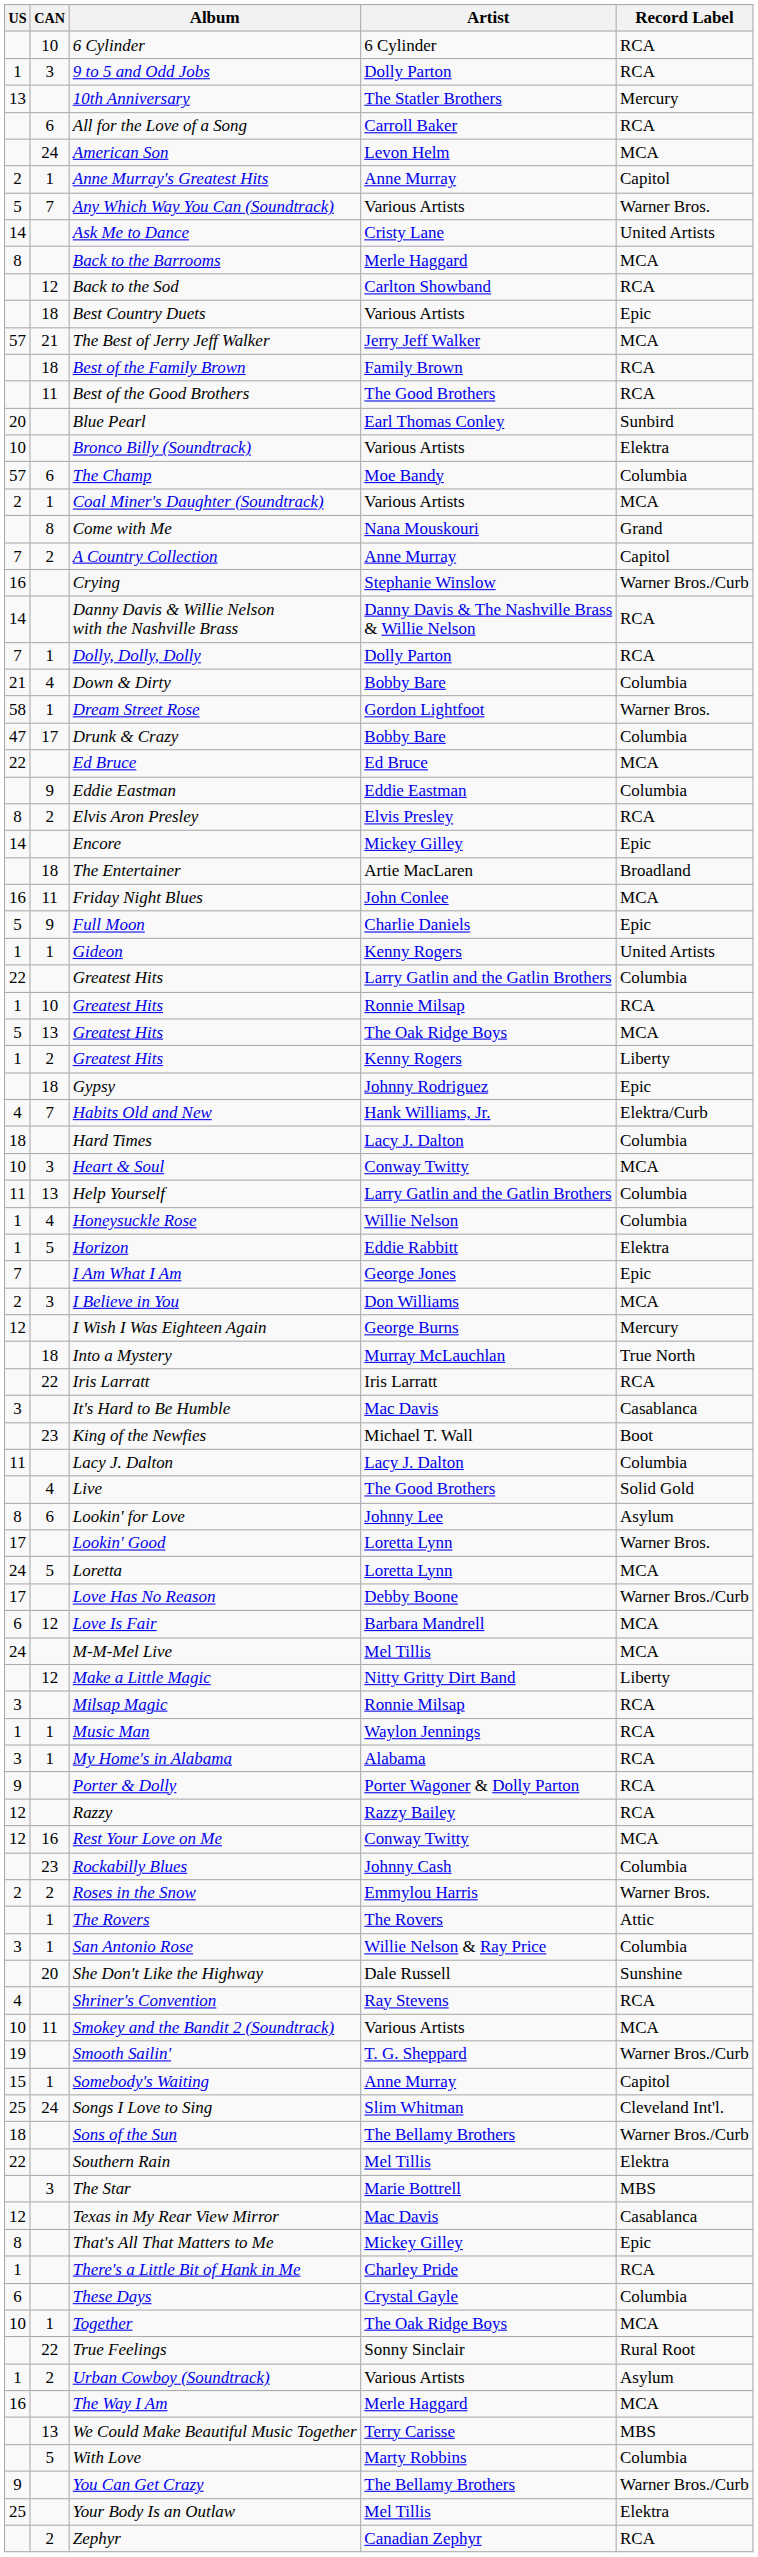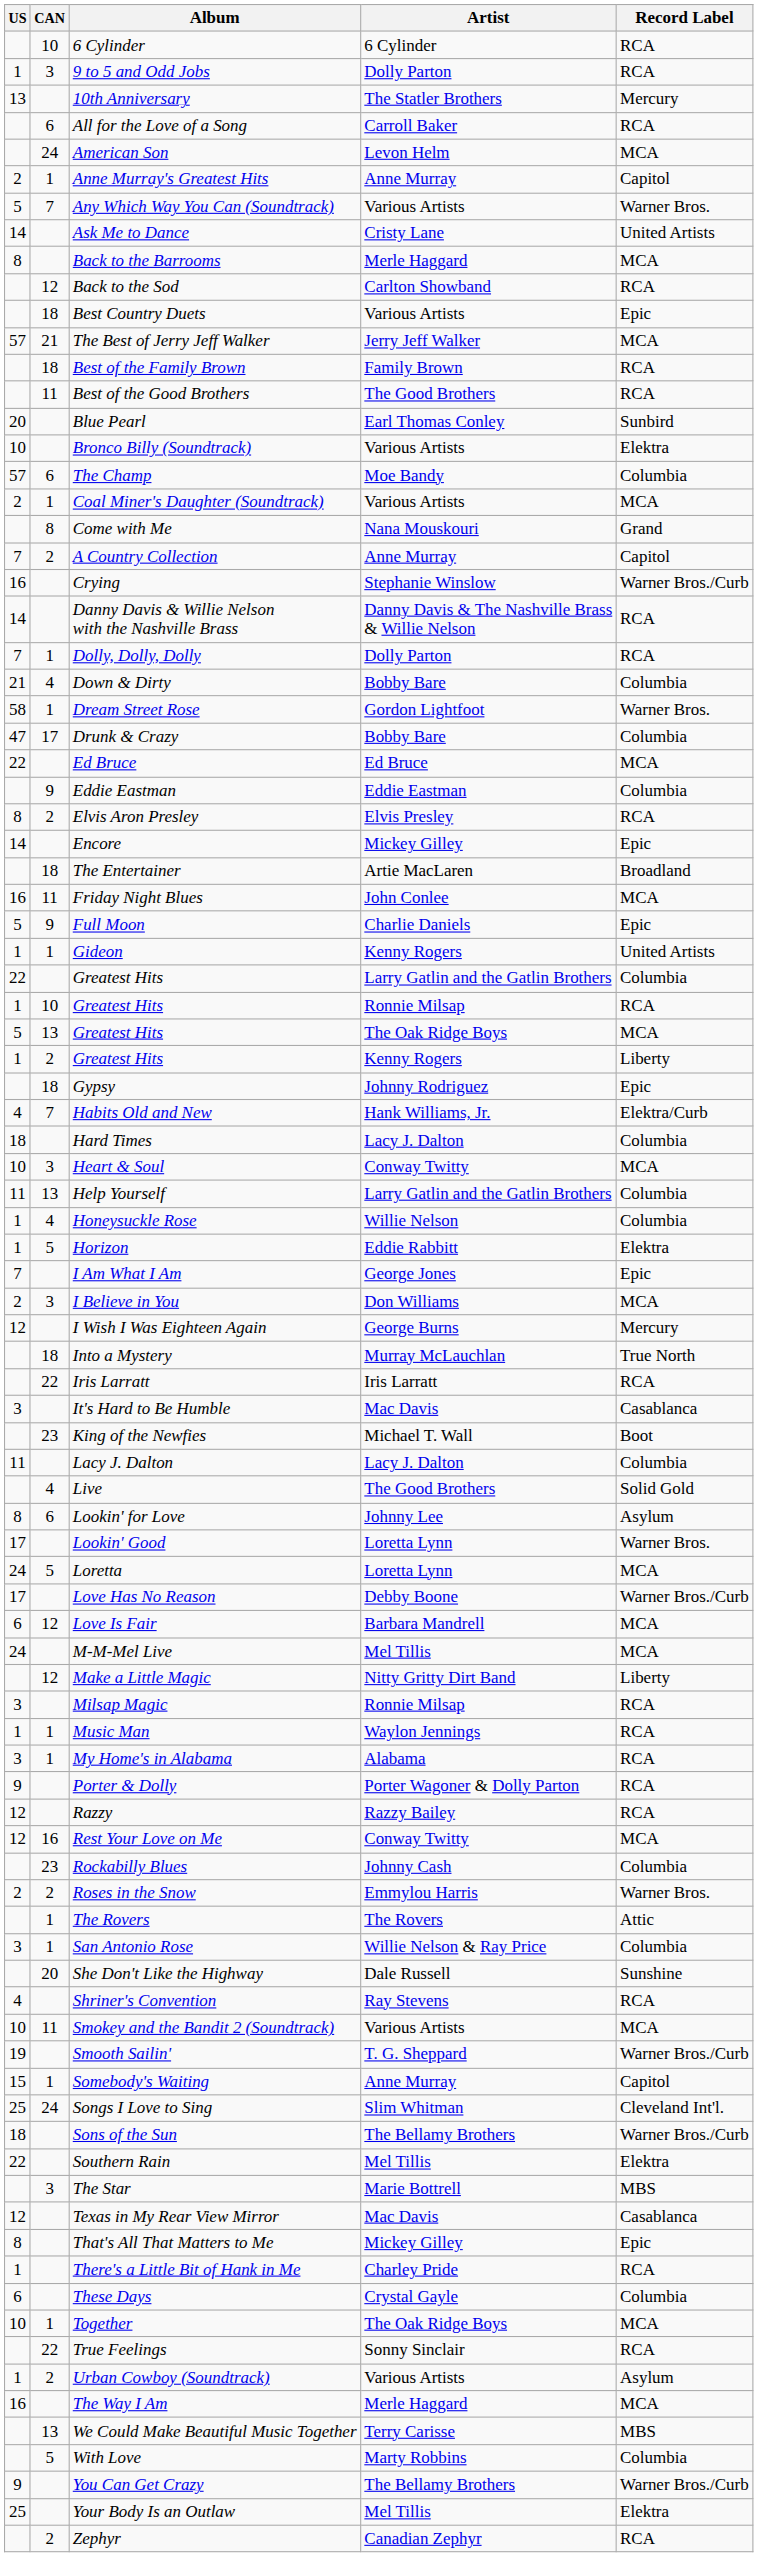(658, 2350) Rural Root -> (637, 2350) RCA
